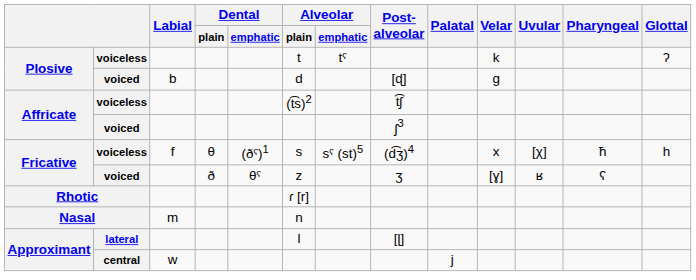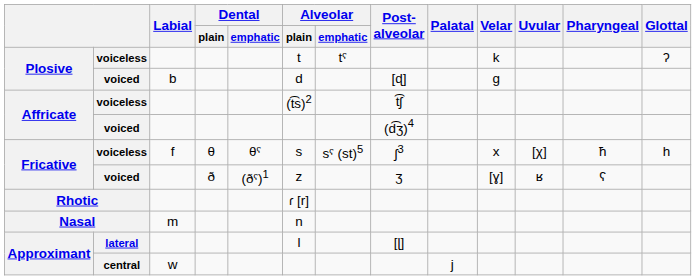(399, 127) ʃ3 -> (399, 127) (d͡ʒ)4
(255, 152) (ðˤ)1 -> (255, 152) θˤ
(399, 152) (d͡ʒ)4 -> (399, 152) ʃ3
(255, 175) θˤ -> (255, 177) (ðˤ)1
